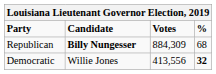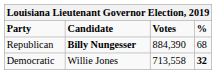(169, 45) 884,309 -> (169, 45) 884,390
(169, 61) 413,556 -> (169, 61) 713,558
